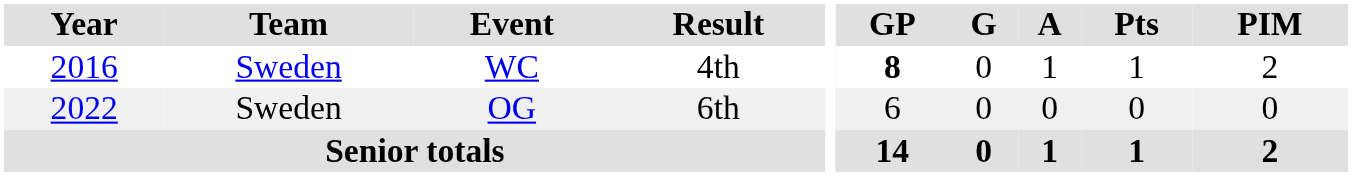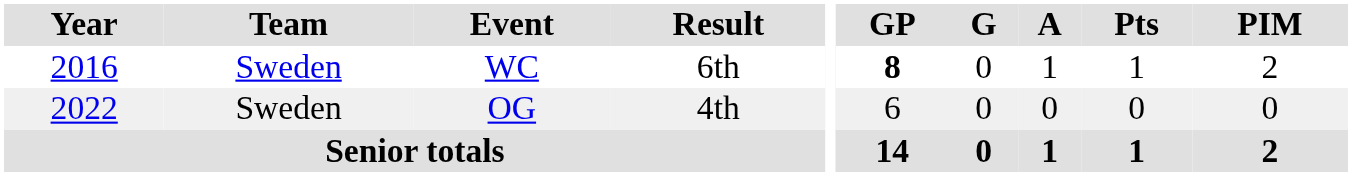(718, 66) 4th -> (718, 66) 6th
(718, 108) 6th -> (718, 108) 4th
